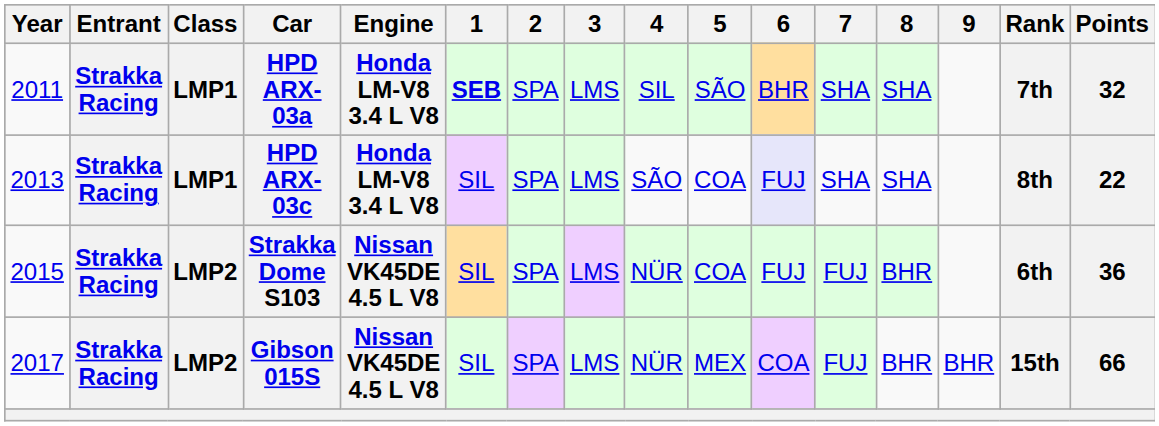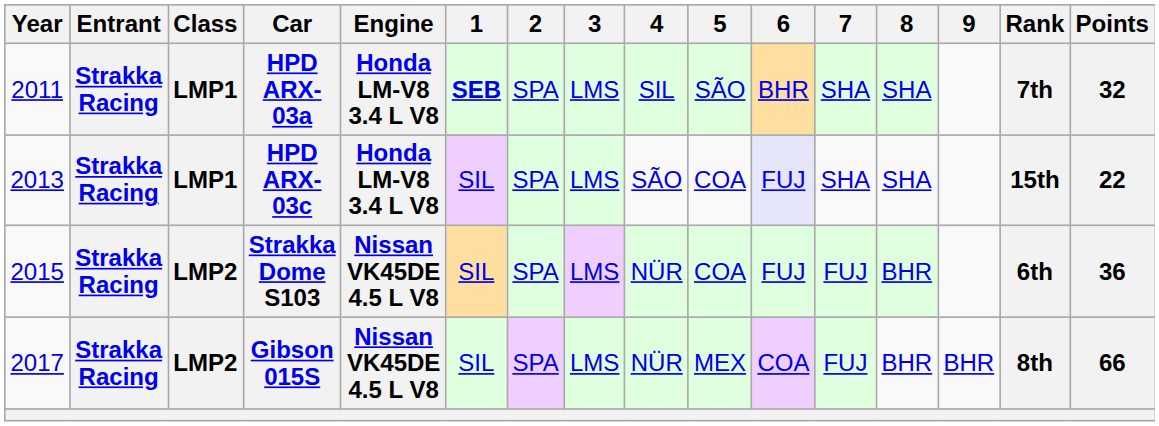(1035, 180) 8th -> (1035, 180) 15th
(1035, 363) 15th -> (1035, 363) 8th
